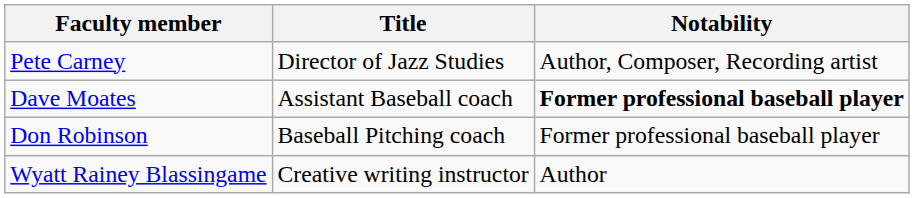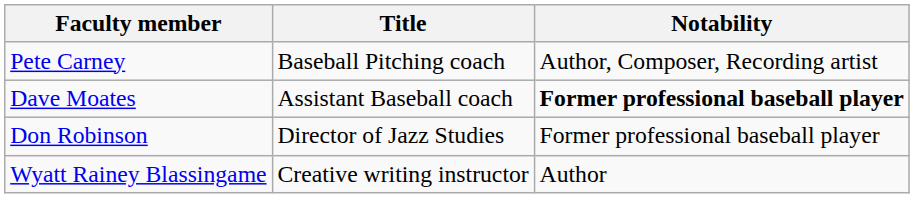(391, 60) Director of Jazz Studies -> (391, 60) Baseball Pitching coach
(391, 135) Baseball Pitching coach -> (391, 135) Director of Jazz Studies
